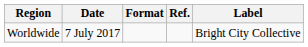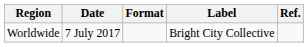columns swapped: (248, 13) <-> (180, 13)
